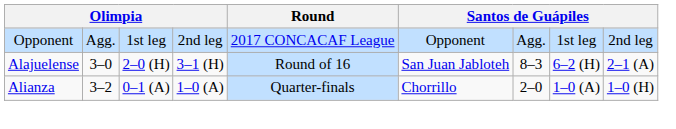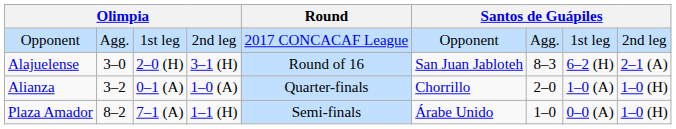+ row: (50, 111)
